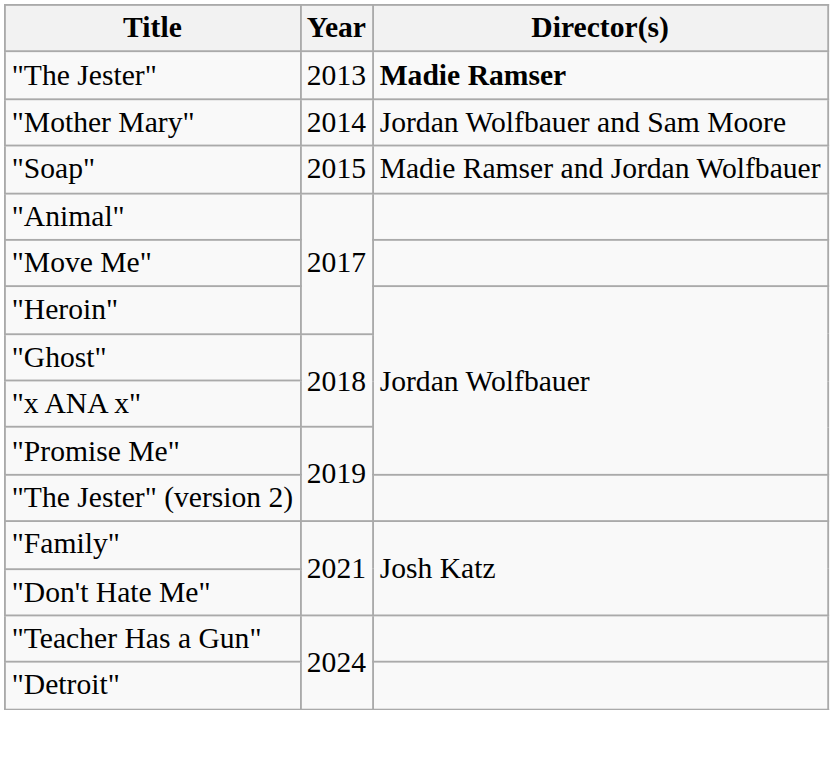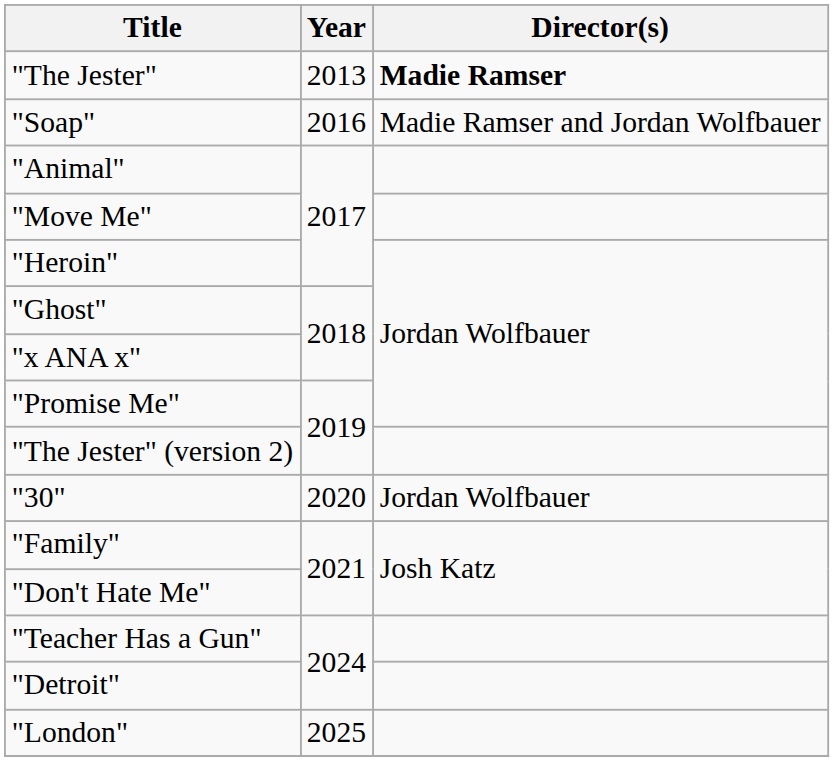- row: (103, 121)
(336, 168) 2015 -> (336, 121) 2016
+ row: (39, 497)
+ row: (70, 732)
